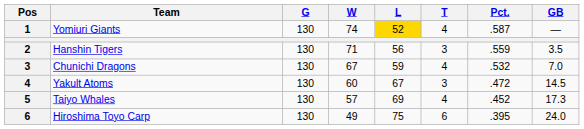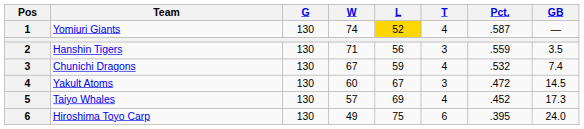(556, 67) 7.0 -> (556, 67) 7.4
